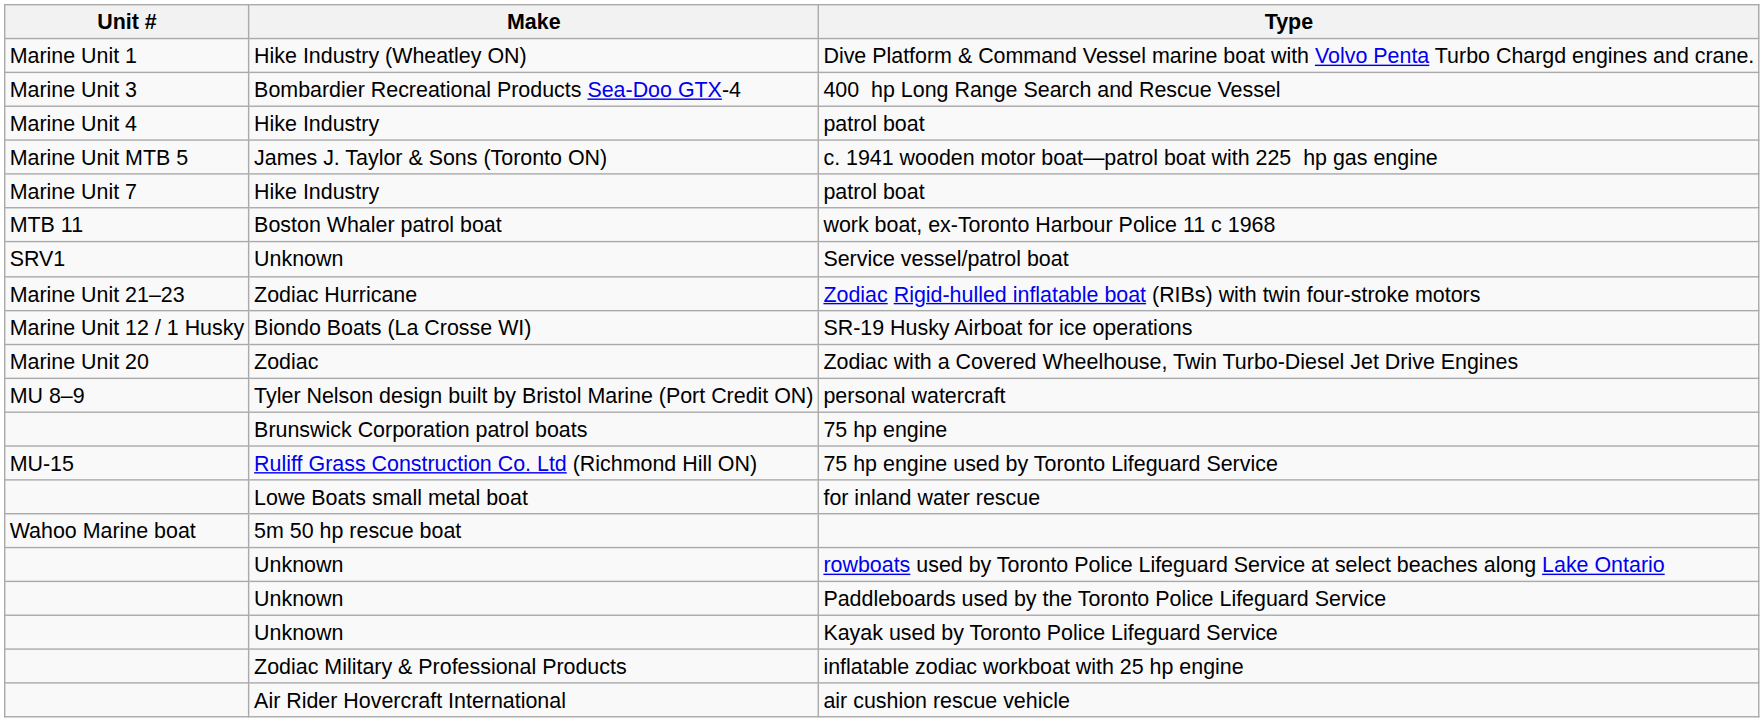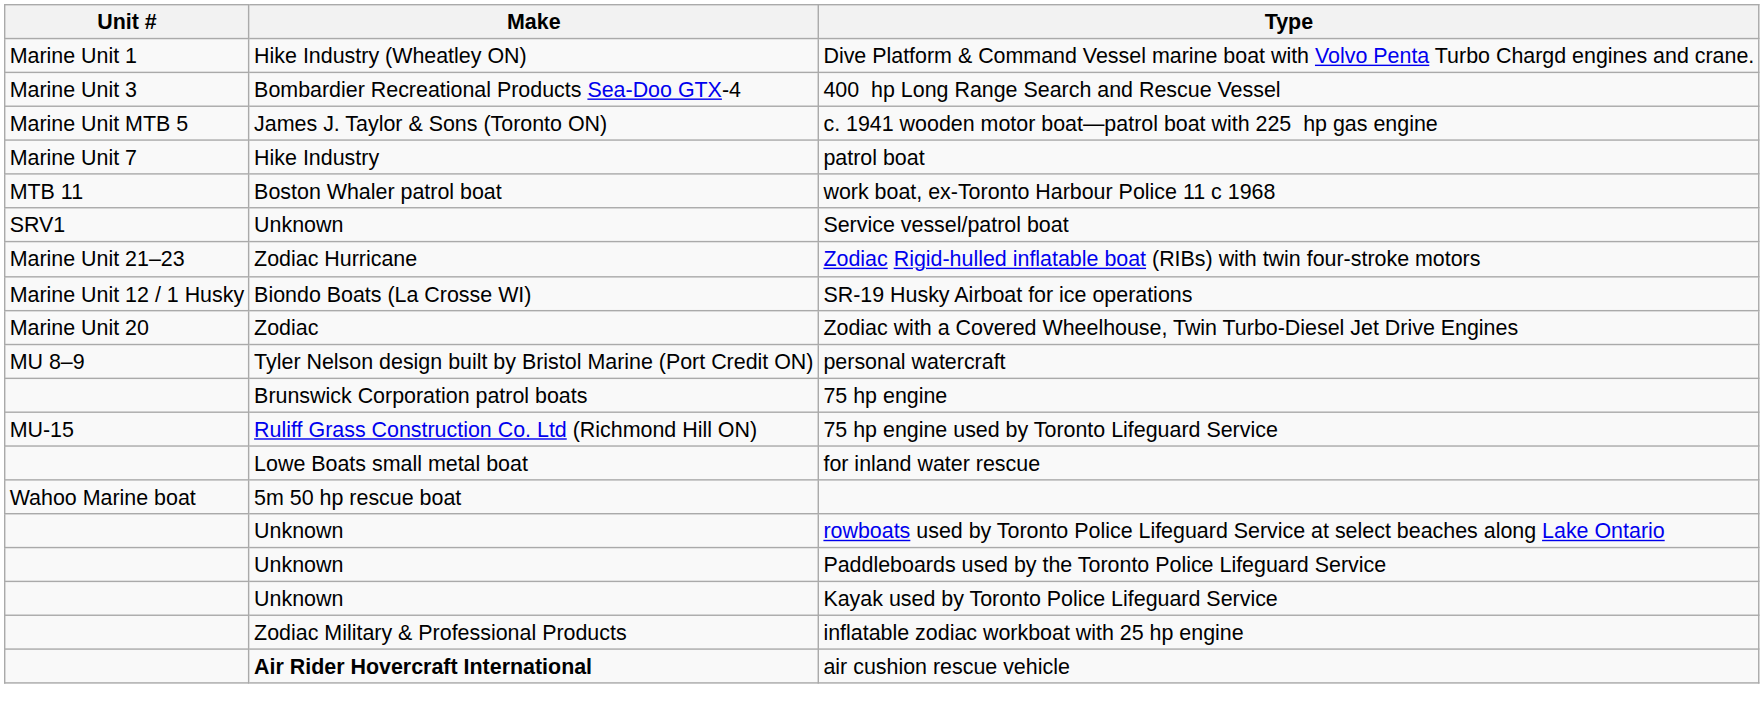- row: (73, 124)
(410, 700) normal -> (423, 666) bold
